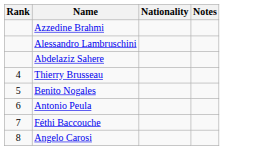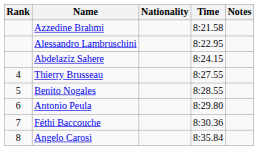+ column: (208, 12)
